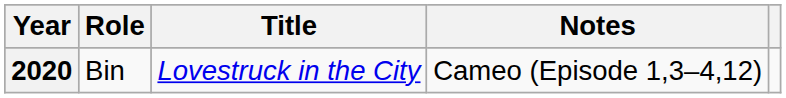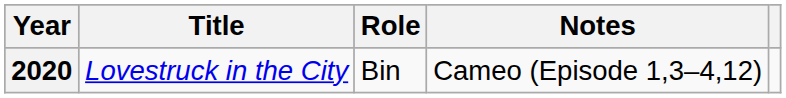columns swapped: (289, 26) <-> (115, 26)
